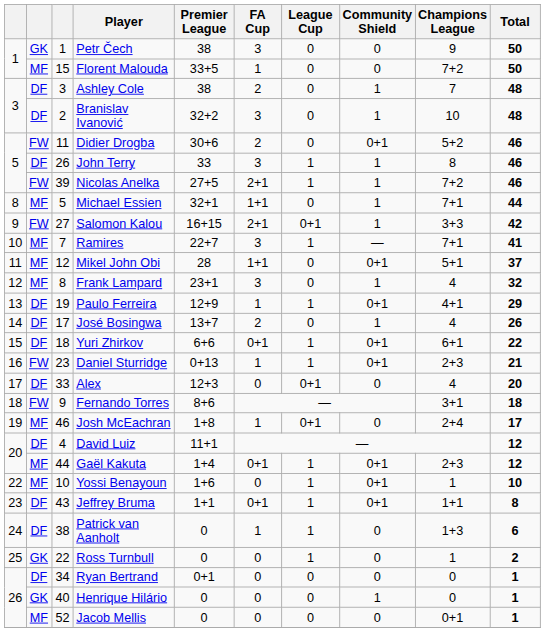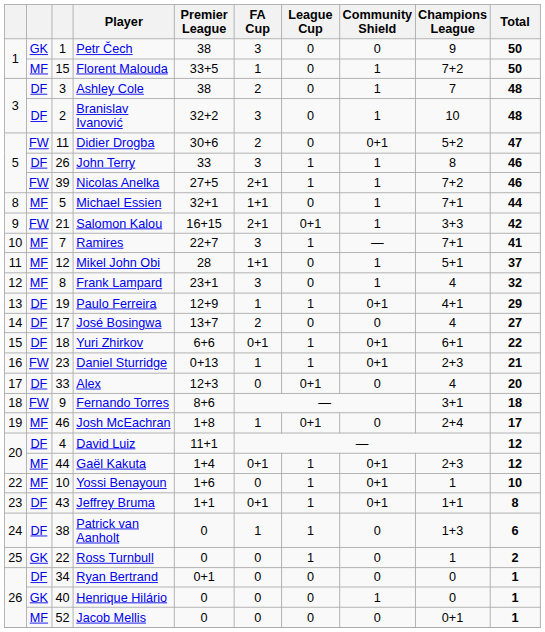(377, 69) 0 -> (377, 69) 1
(515, 143) 46 -> (515, 143) 47
(63, 223) 27 -> (63, 223) 21
(377, 263) 0+1 -> (377, 263) 1
(377, 323) 1 -> (377, 323) 0
(515, 323) 26 -> (515, 323) 27
